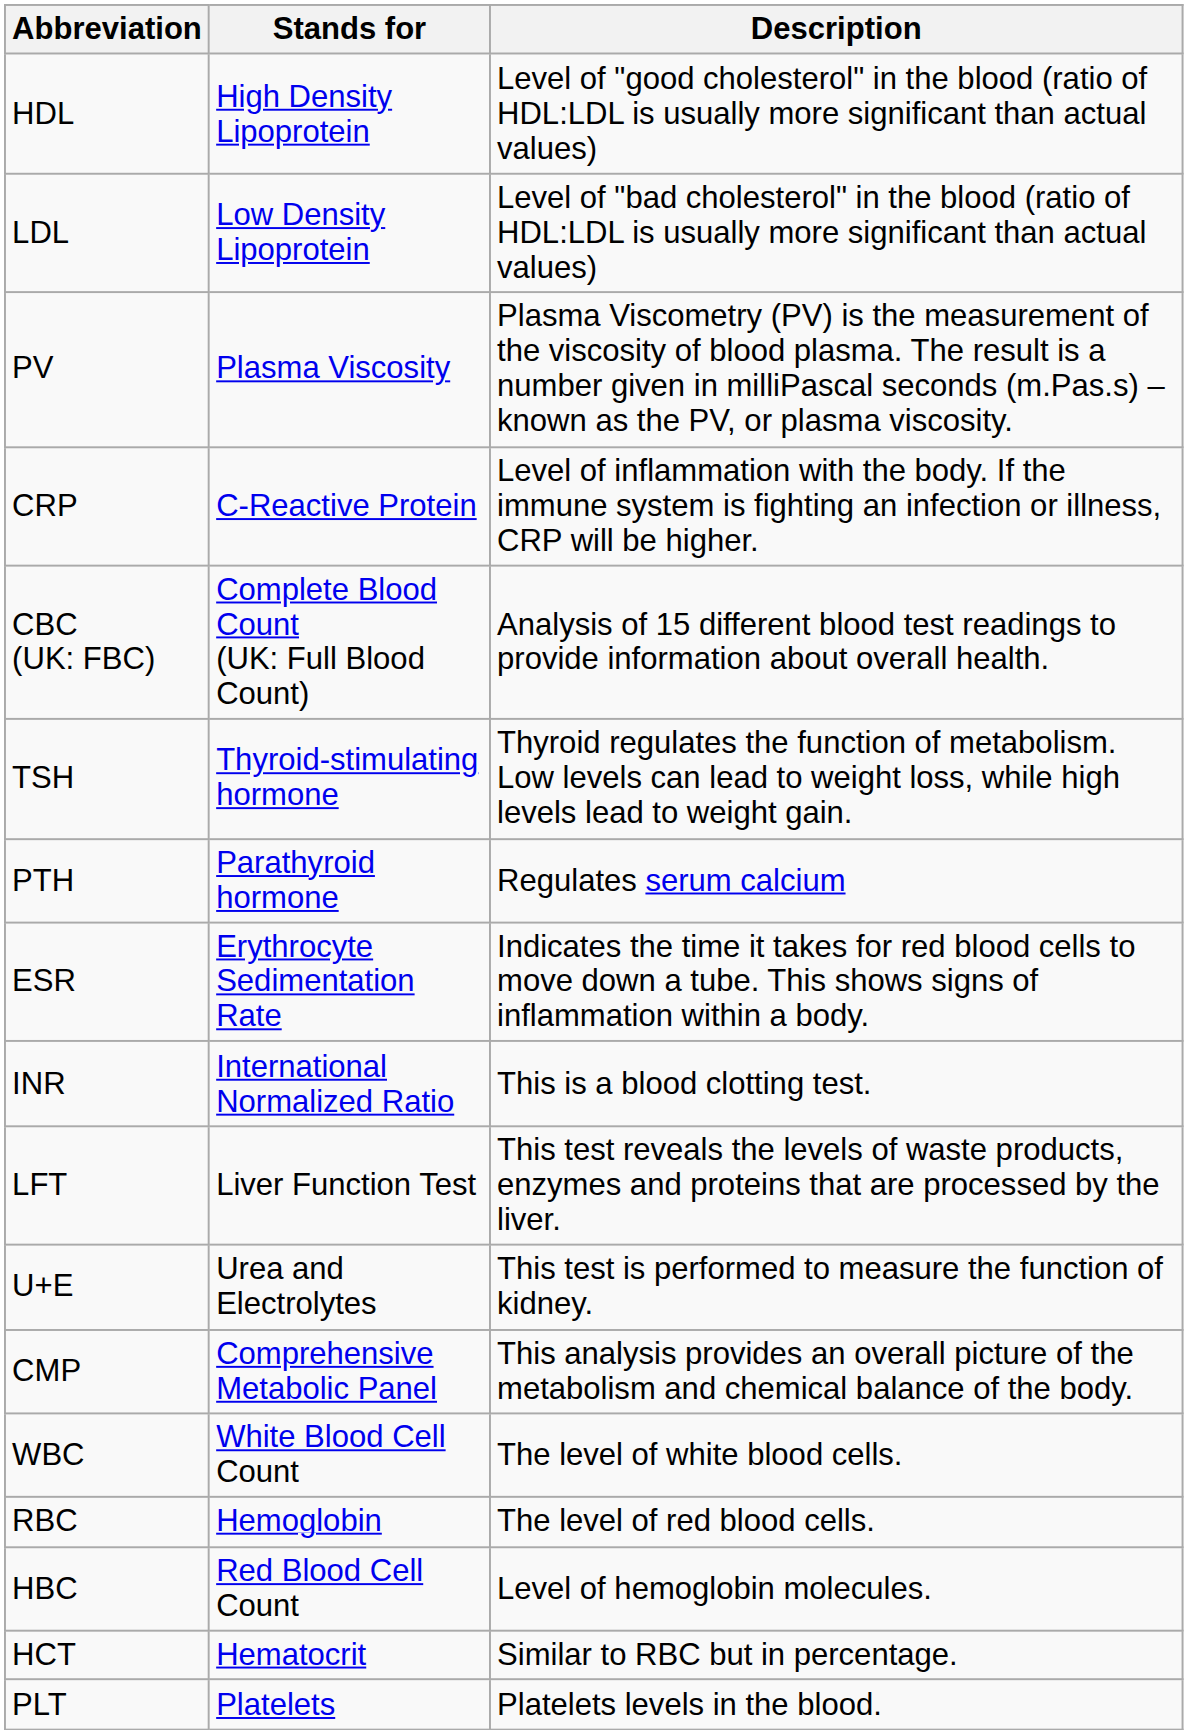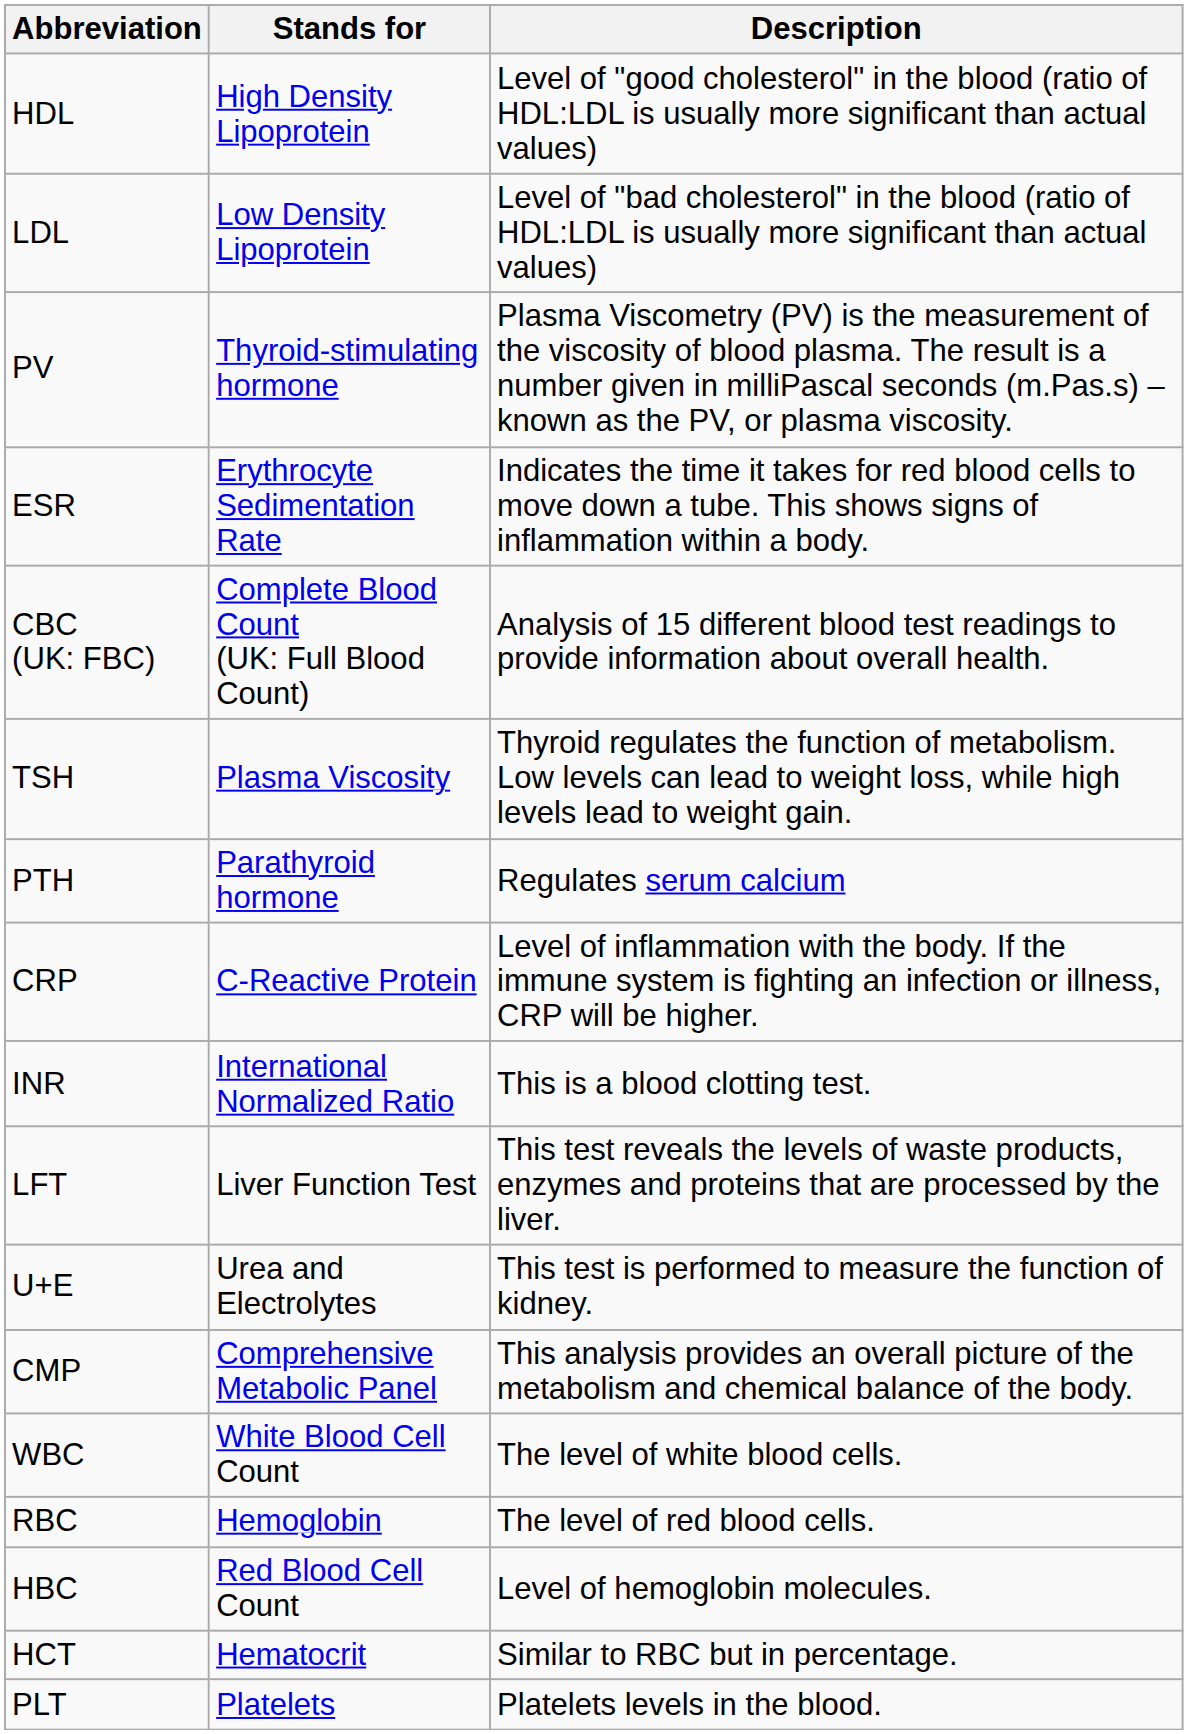(333, 368) Plasma Viscosity -> (347, 368) Thyroid-stimulating hormone
rows swapped: (45, 505) <-> (44, 981)
(347, 778) Thyroid-stimulating hormone -> (333, 778) Plasma Viscosity
